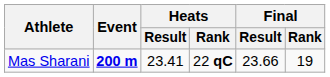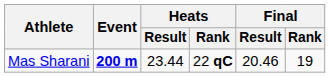(165, 61) 23.41 -> (165, 61) 23.44
(260, 61) 23.66 -> (260, 61) 20.46
